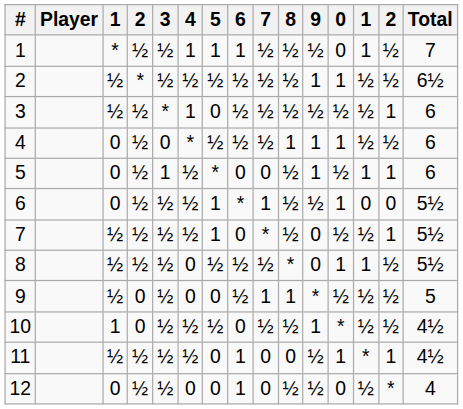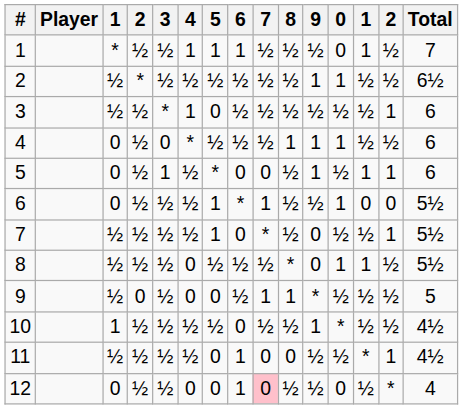(140, 326) 0 -> (140, 326) ½
(341, 357) 1 -> (341, 357) ½
(266, 388) no background -> (266, 388) pink background
